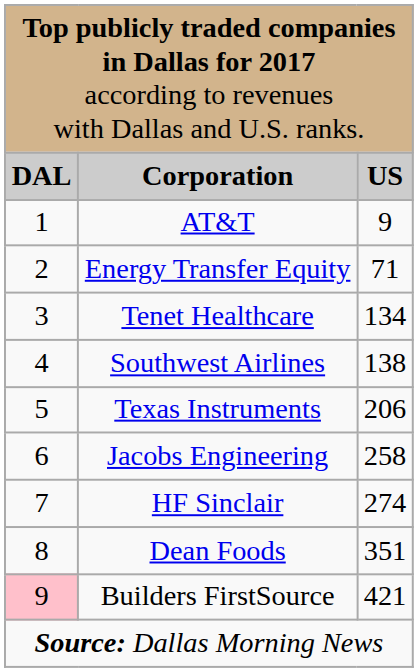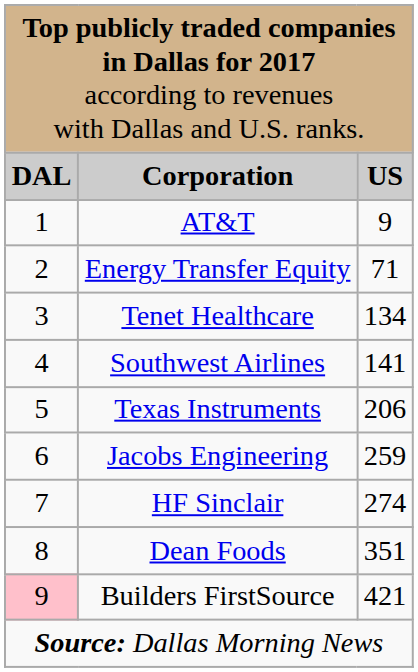(385, 362) 138 -> (385, 362) 141
(385, 456) 258 -> (385, 456) 259
